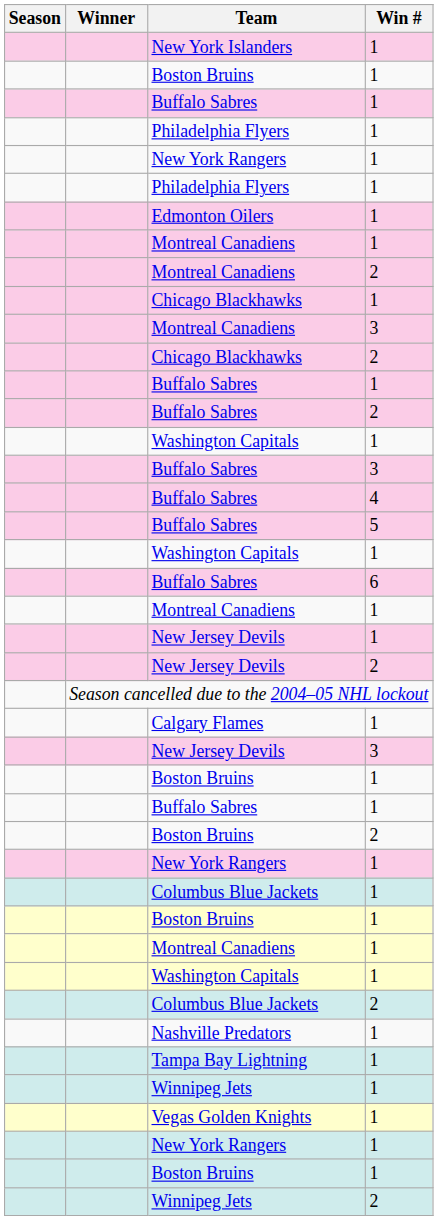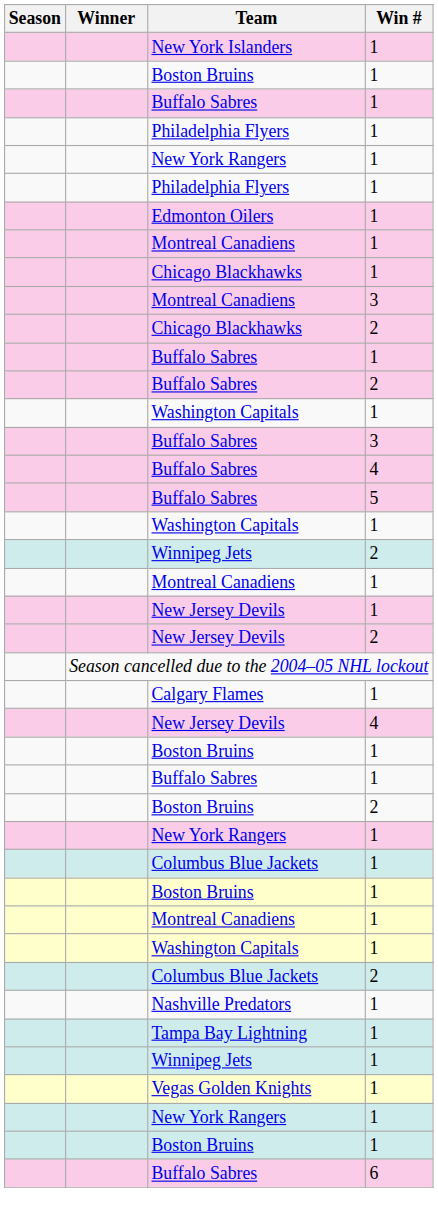- row: (223, 272)
rows swapped: (204, 581) <-> (202, 1201)
- row: (218, 750)
+ row: (218, 722)
